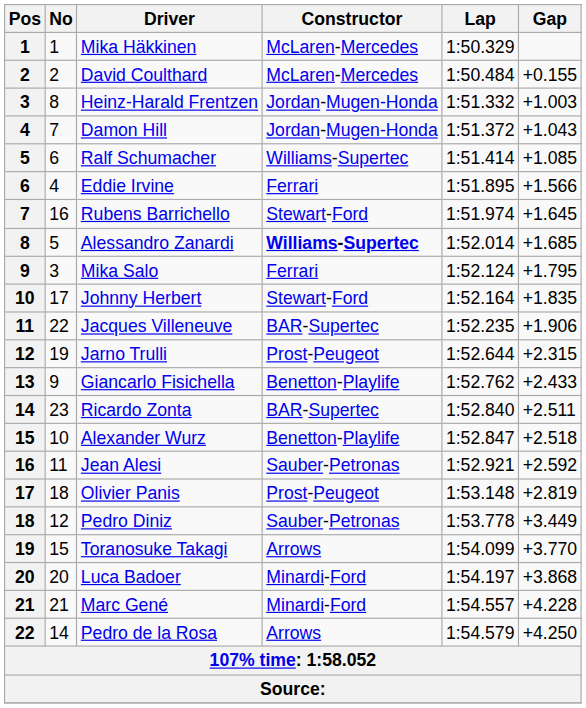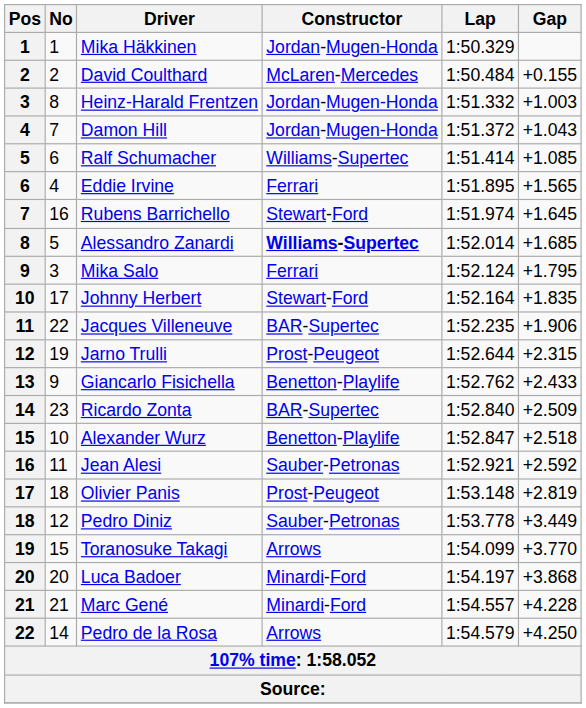(342, 47) McLaren-Mercedes -> (352, 47) Jordan-Mugen-Honda
(550, 186) +1.566 -> (550, 186) +1.565
(549, 409) +2.511 -> (550, 409) +2.509
